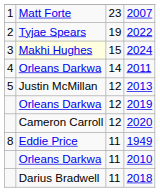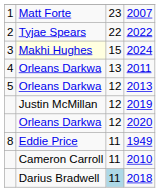(115, 31) 19 -> (115, 31) 22
(115, 68) 14 -> (115, 68) 13
(58, 86) Justin McMillan -> (60, 86) Orleans Darkwa
(60, 104) Orleans Darkwa -> (58, 104) Justin McMillan
(61, 123) Cameron Carroll -> (60, 123) Orleans Darkwa
(60, 159) Orleans Darkwa -> (61, 159) Cameron Carroll
(115, 178) no background -> (115, 178) lightblue background
